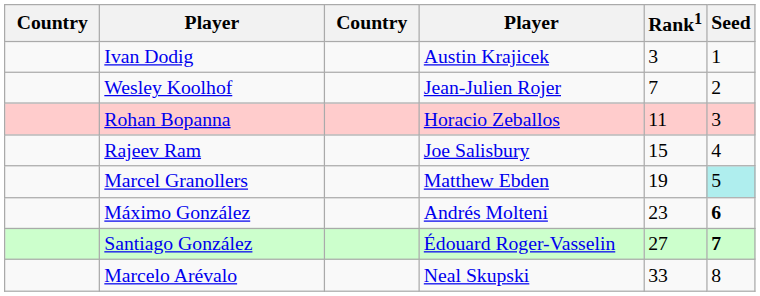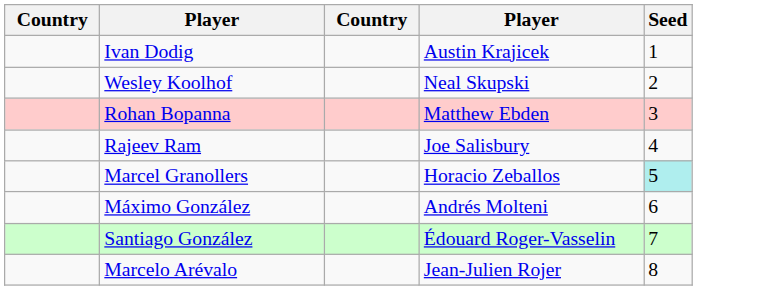- column: (675, 22)
(492, 87) Jean-Julien Rojer -> (477, 82) Neal Skupski
(492, 119) Horacio Zeballos -> (486, 113) Matthew Ebden
(486, 181) Matthew Ebden -> (492, 176) Horacio Zeballos
(716, 212) bold -> (653, 207) normal
(716, 243) bold -> (653, 238) normal
(477, 275) Neal Skupski -> (492, 269) Jean-Julien Rojer
